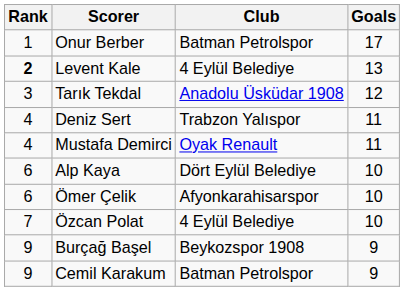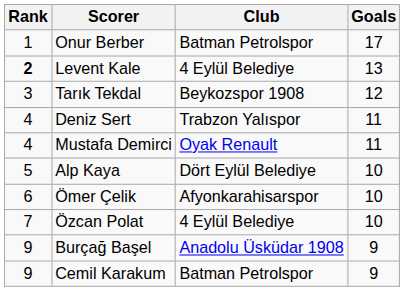(262, 94) Anadolu Üsküdar 1908 -> (242, 94) Beykozspor 1908
(28, 171) 6 -> (28, 171) 5
(242, 247) Beykozspor 1908 -> (262, 247) Anadolu Üsküdar 1908
